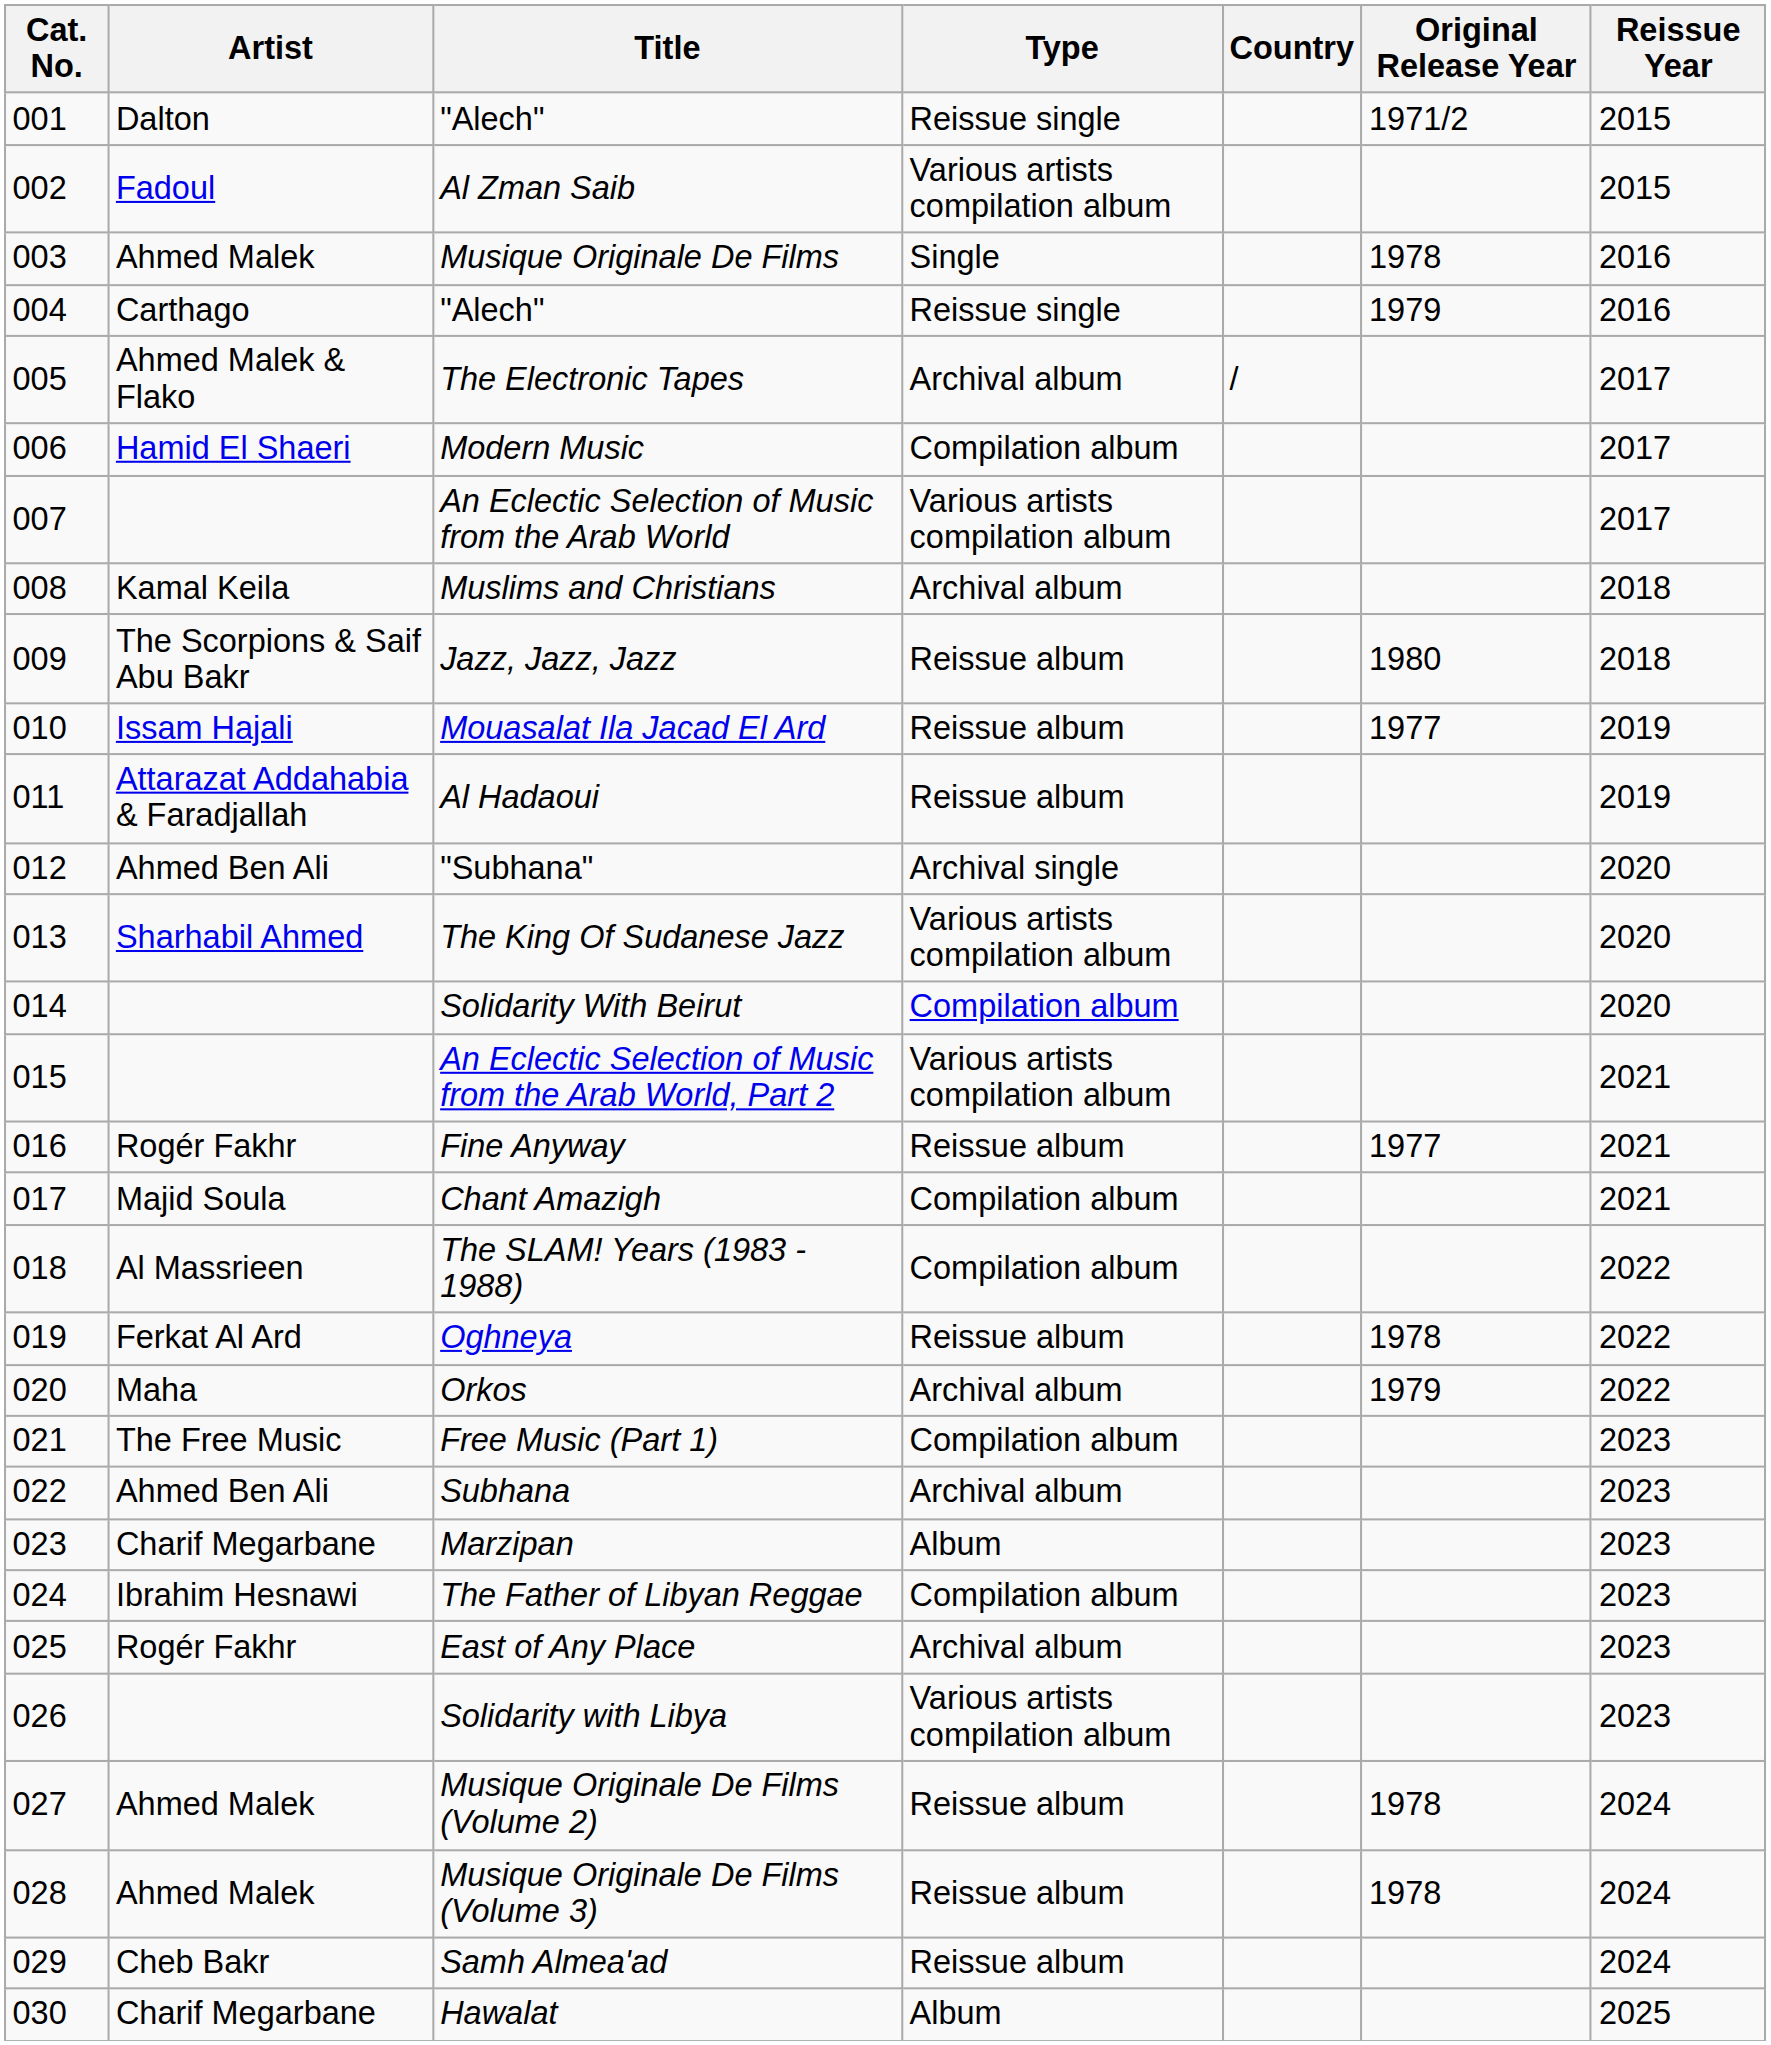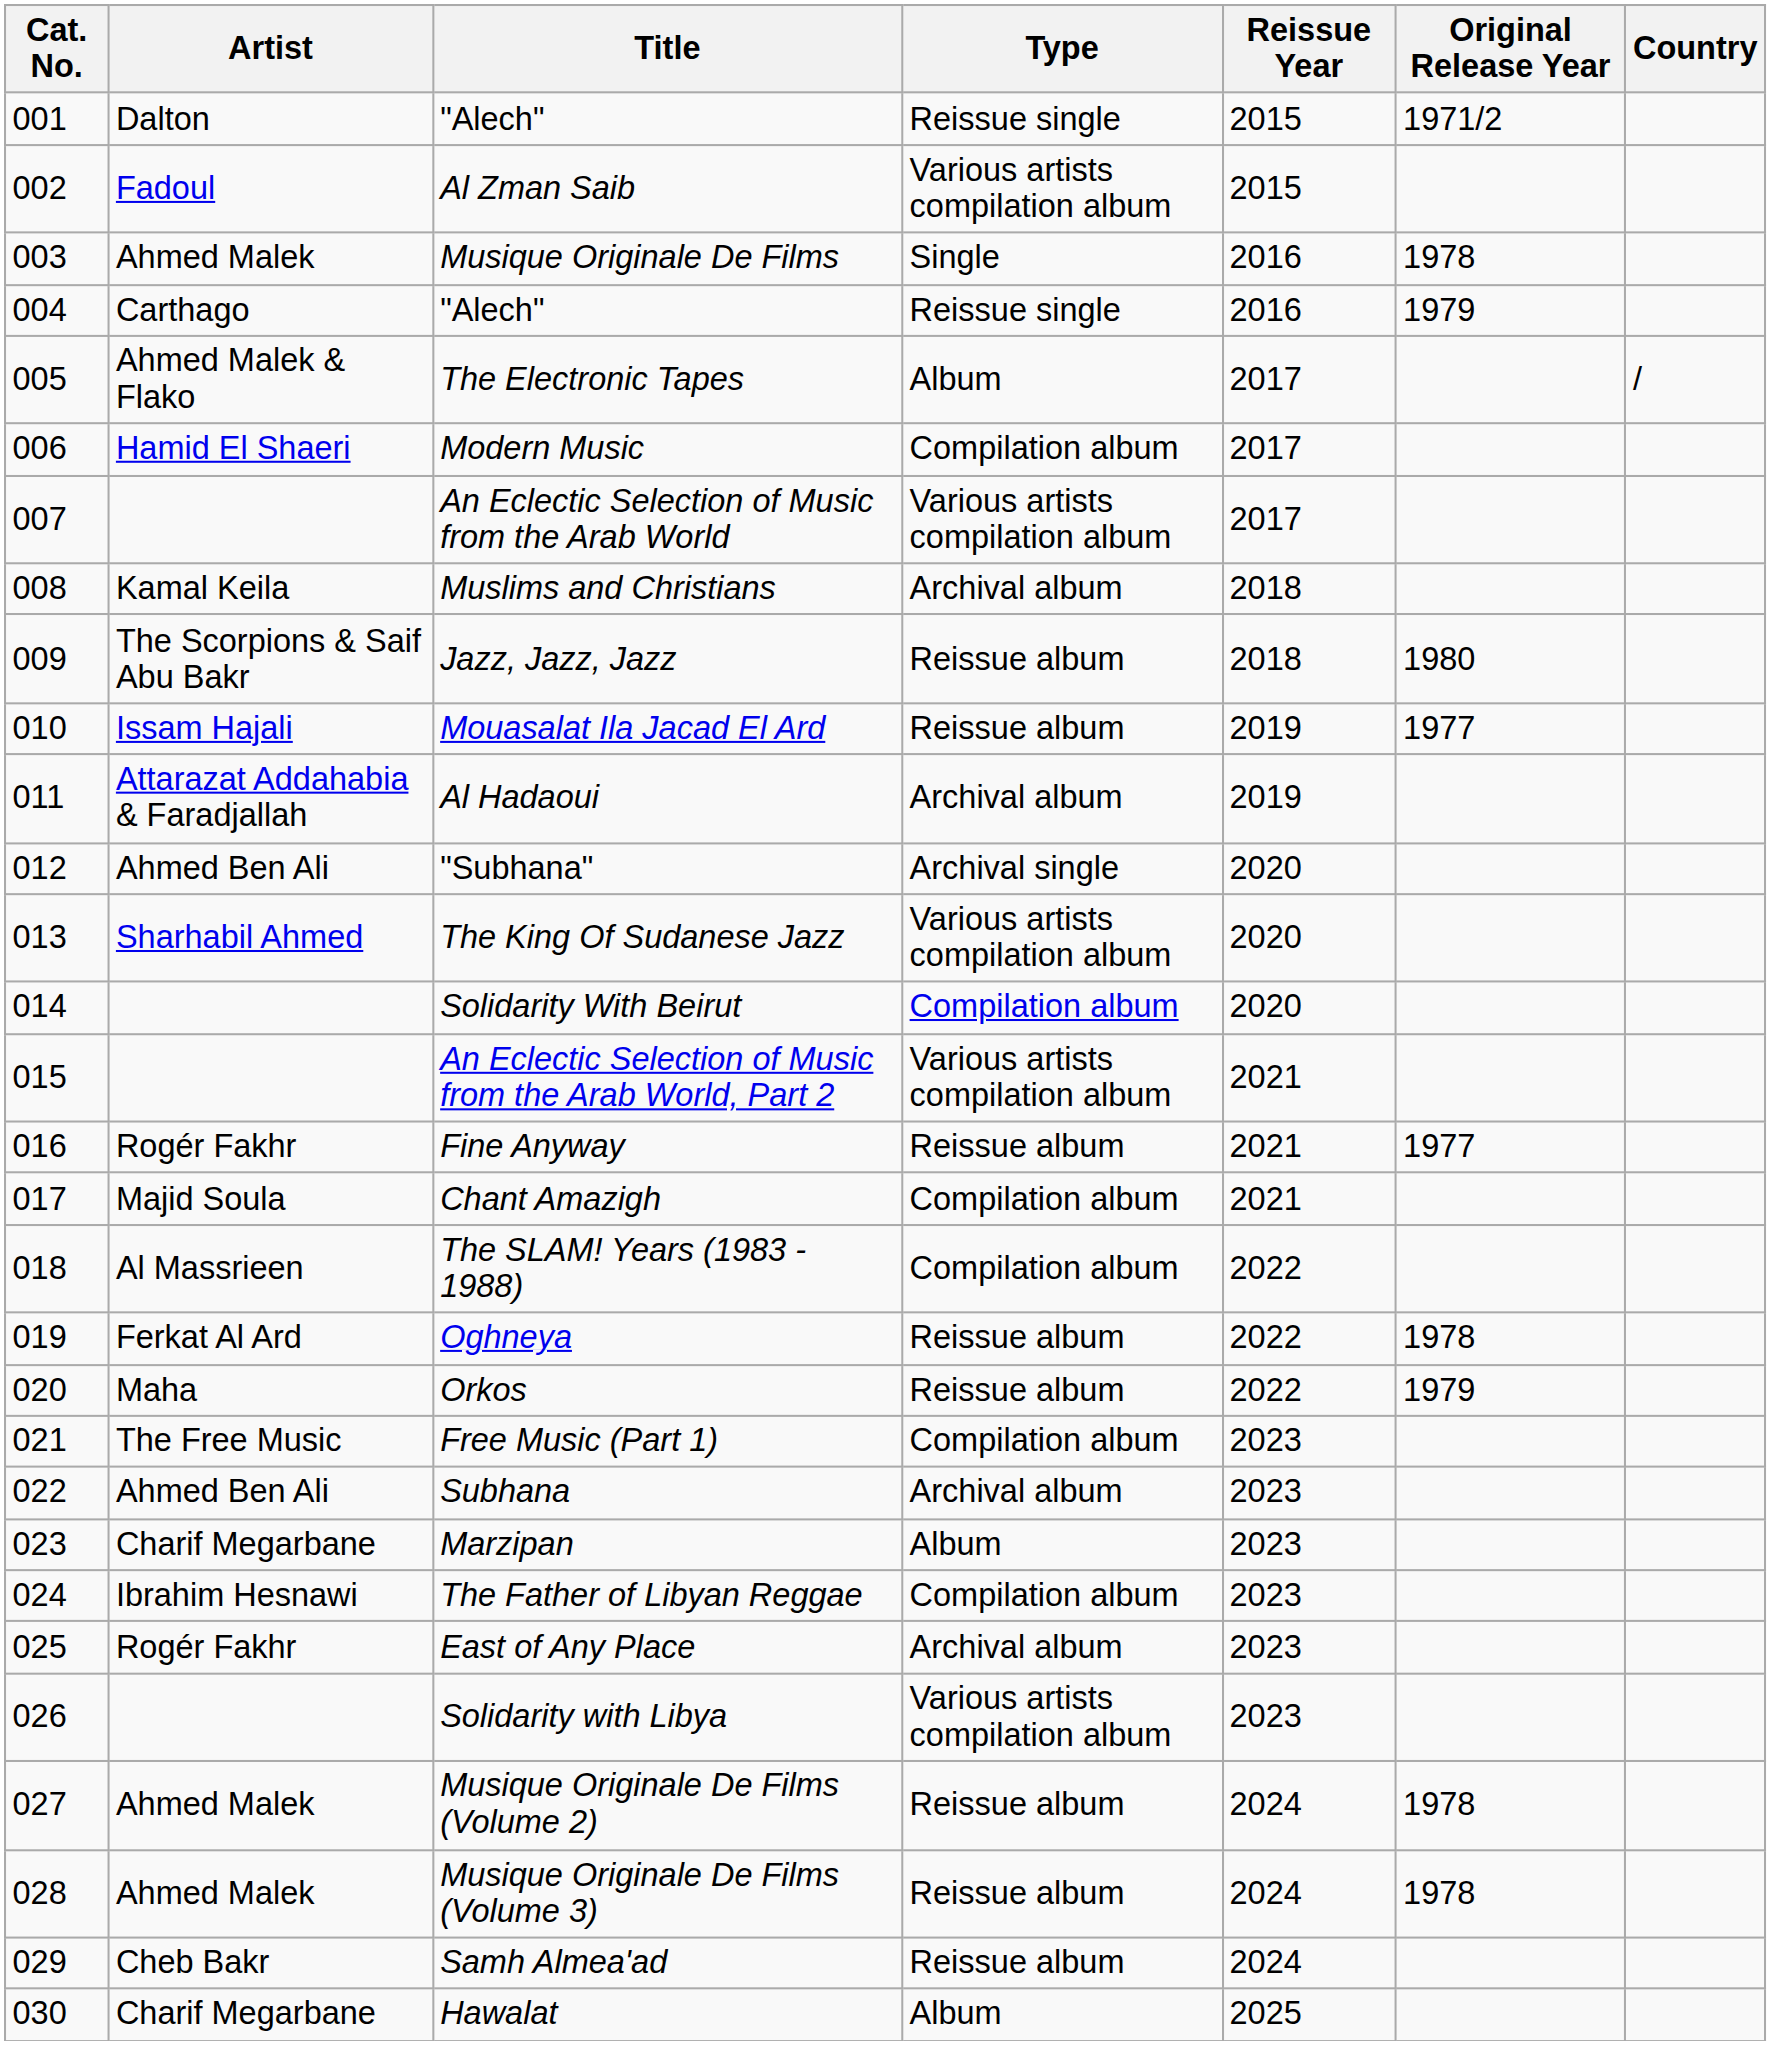columns swapped: (1292, 48) <-> (1678, 48)
(1016, 379) Archival album -> (956, 379) Album
(1017, 797) Reissue album -> (1016, 797) Archival album
(1016, 1389) Archival album -> (1017, 1389) Reissue album
